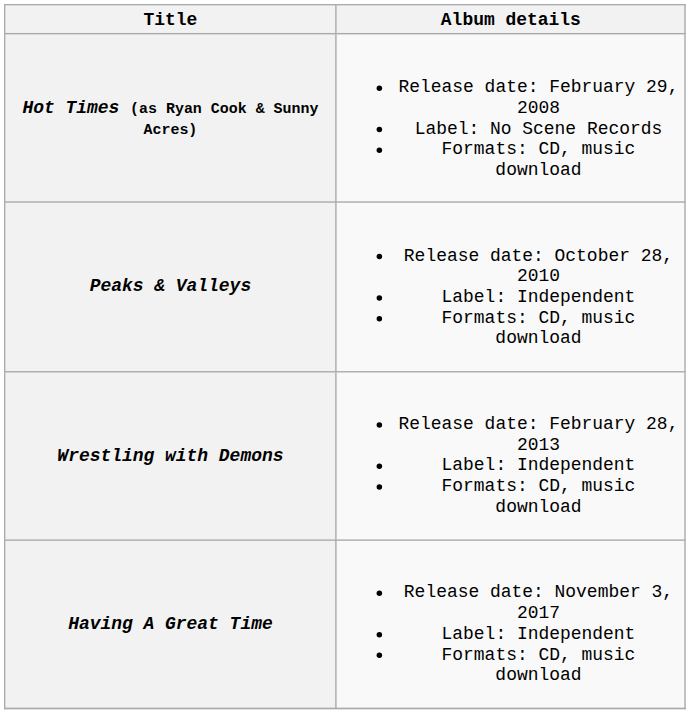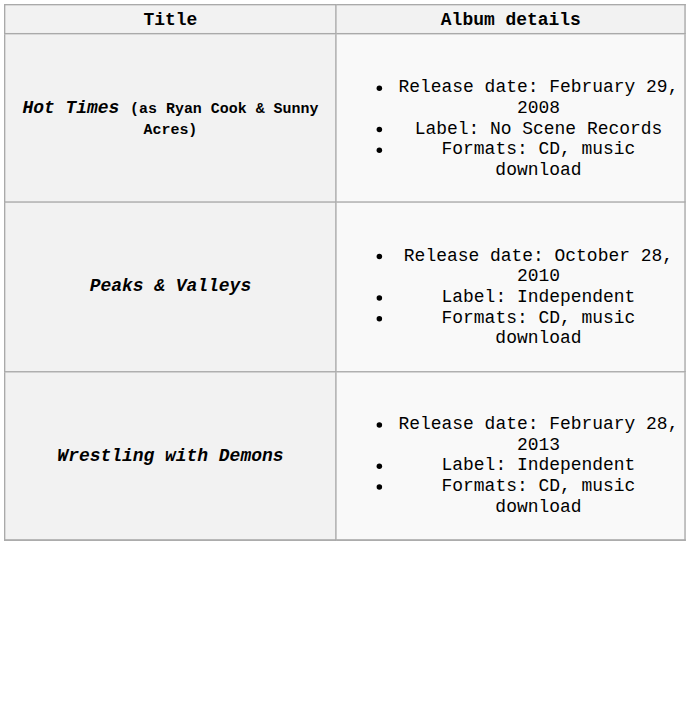- row: (170, 624)
